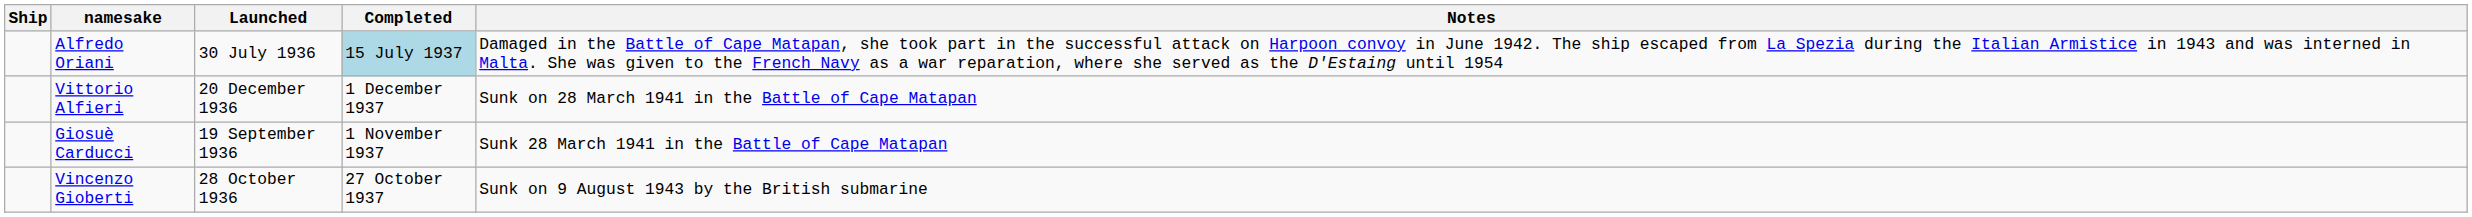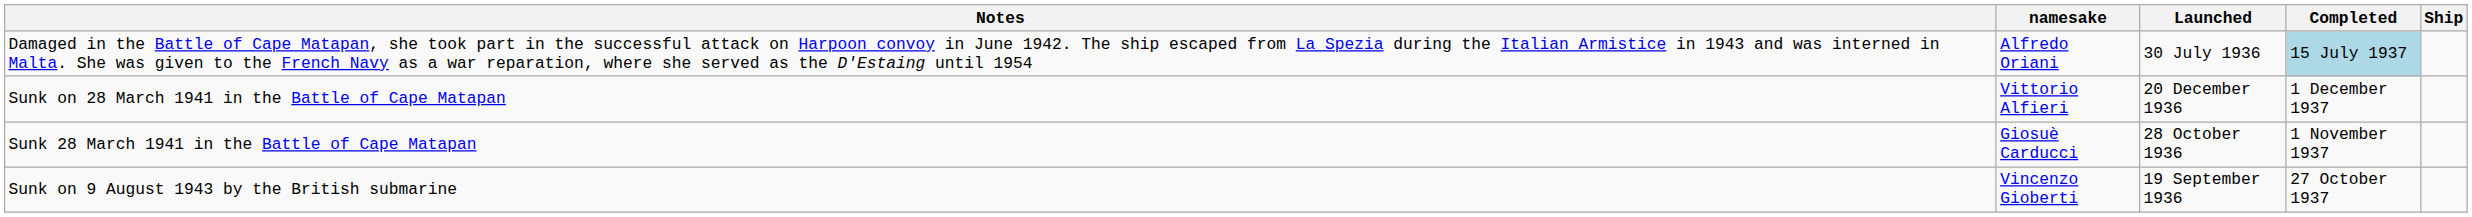columns swapped: (28, 18) <-> (1471, 18)
(257, 144) 19 September 1936 -> (2192, 144) 28 October 1936
(247, 189) 28 October 1936 -> (2202, 189) 19 September 1936
